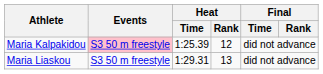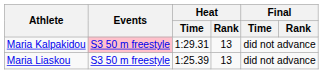(192, 45) 1:25.39 -> (192, 45) 1:29.31
(226, 45) 12 -> (226, 45) 13
(192, 61) 1:29.31 -> (192, 61) 1:25.39
